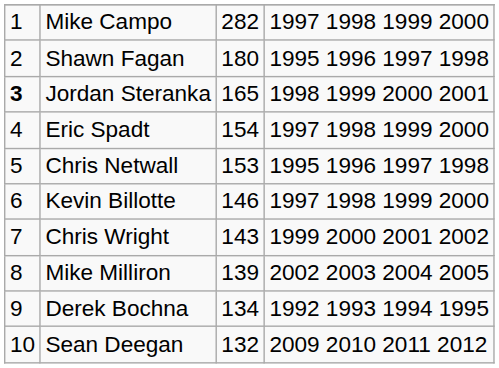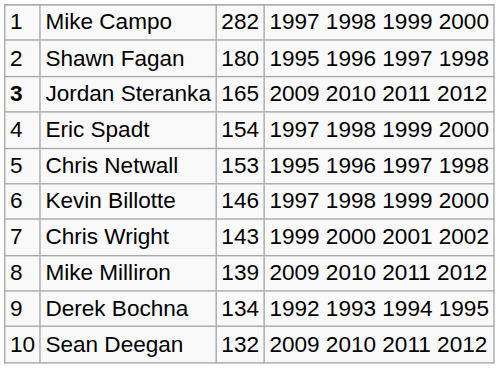(379, 93) 1998 1999 2000 2001 -> (378, 93) 2009 2010 2011 2012
(379, 272) 2002 2003 2004 2005 -> (378, 272) 2009 2010 2011 2012
